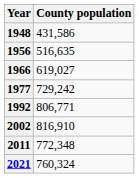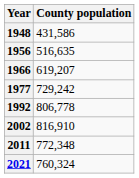(55, 70) 619,027 -> (55, 70) 619,207
(55, 107) 806,771 -> (55, 107) 806,778
